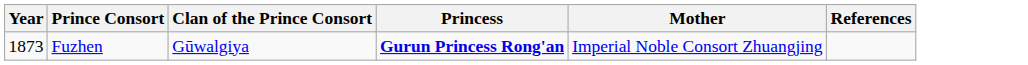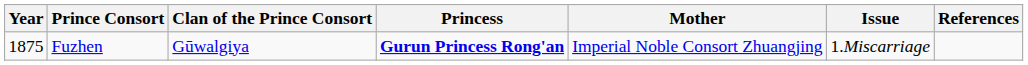+ column: (880, 18)
(26, 45) 1873 -> (26, 45) 1875
